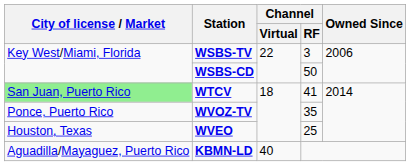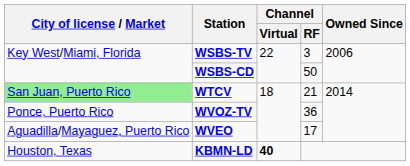(310, 92) 41 -> (310, 92) 21
(310, 111) 35 -> (310, 111) 36
(50, 131) Houston, Texas -> (98, 131) Aguadilla/Mayaguez, Puerto Rico
(310, 131) 25 -> (310, 131) 17
(98, 151) Aguadilla/Mayaguez, Puerto Rico -> (50, 151) Houston, Texas
(266, 151) normal -> (266, 151) bold
